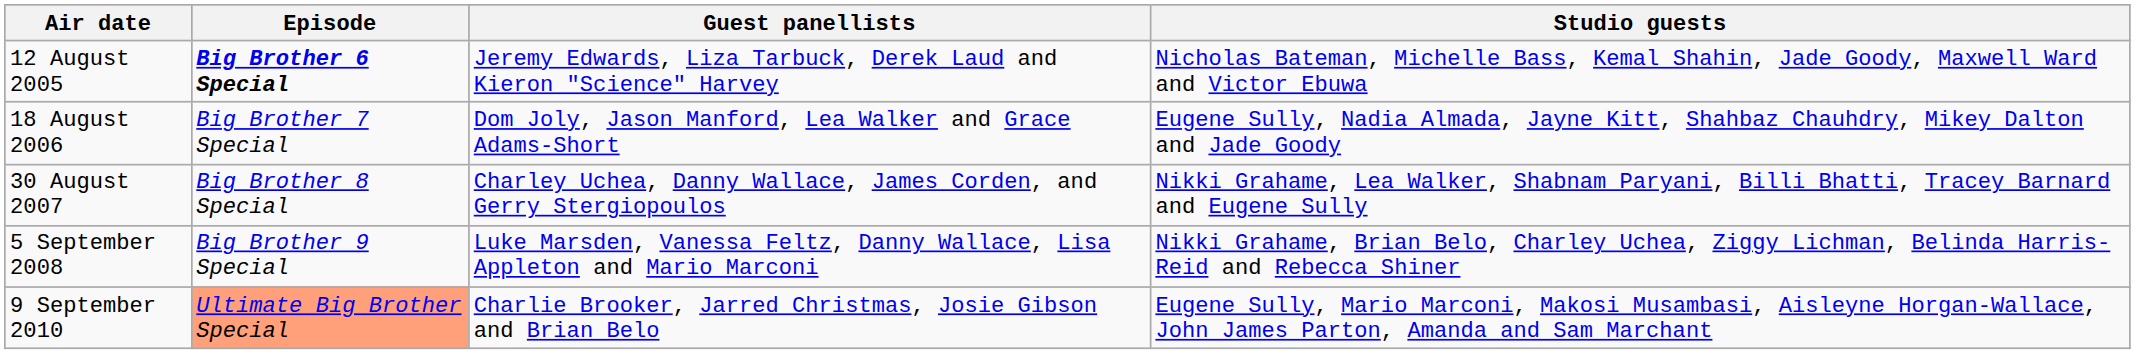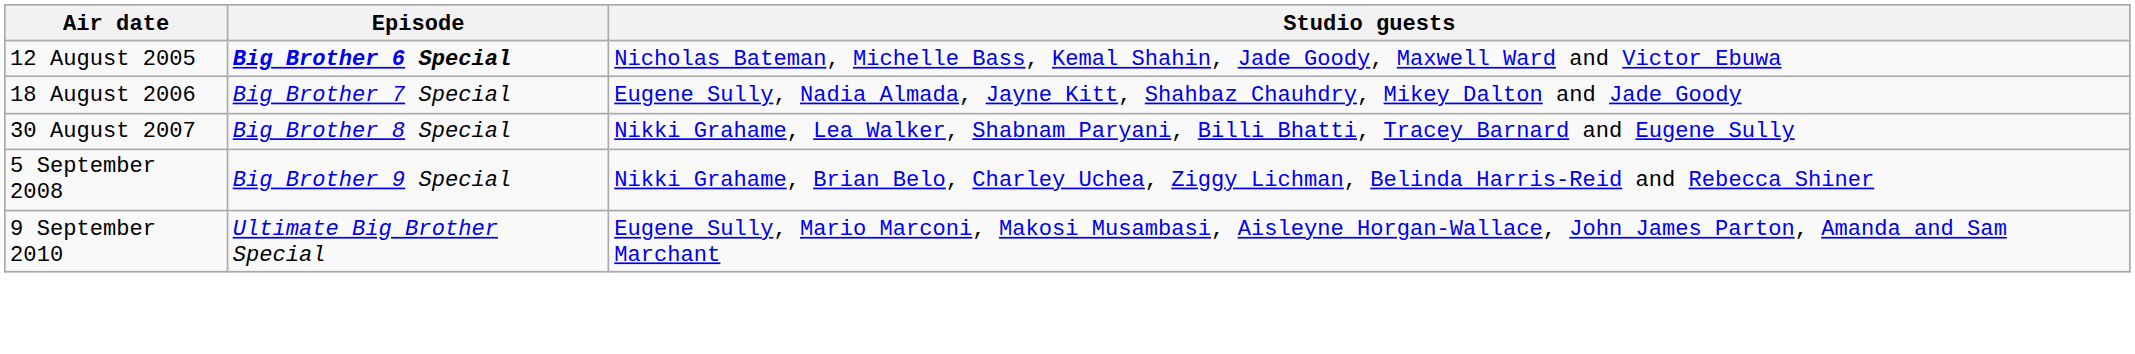- column: (809, 23)
(329, 318) lightsalmon background -> (365, 241) no background
